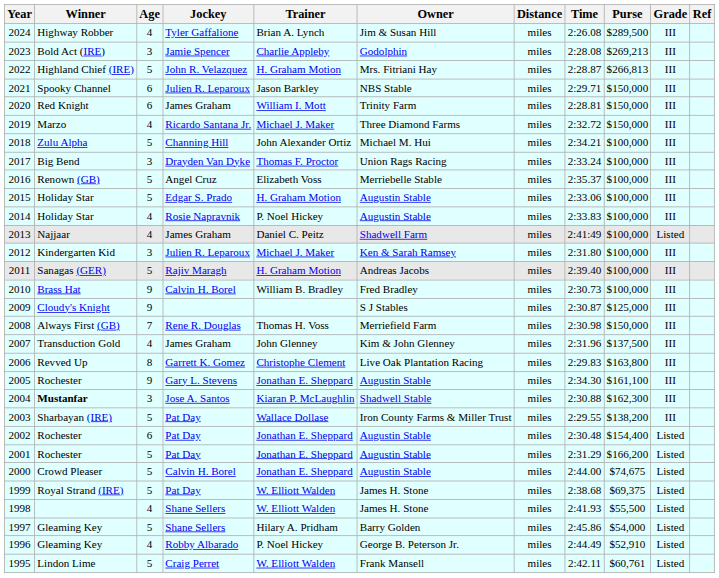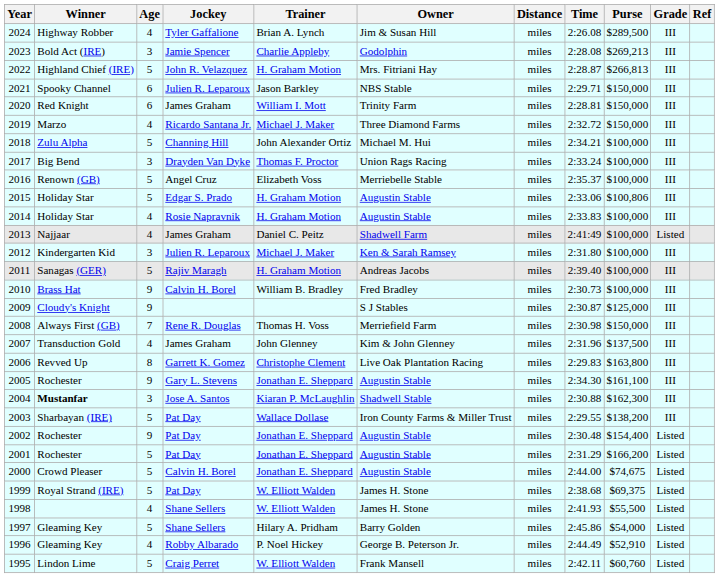(627, 197) $100,000 -> (627, 197) $100,806
(290, 216) P. Noel Hickey -> (299, 216) H. Graham Motion
(150, 435) 6 -> (150, 435) 9
(627, 563) $60,761 -> (627, 563) $60,760
